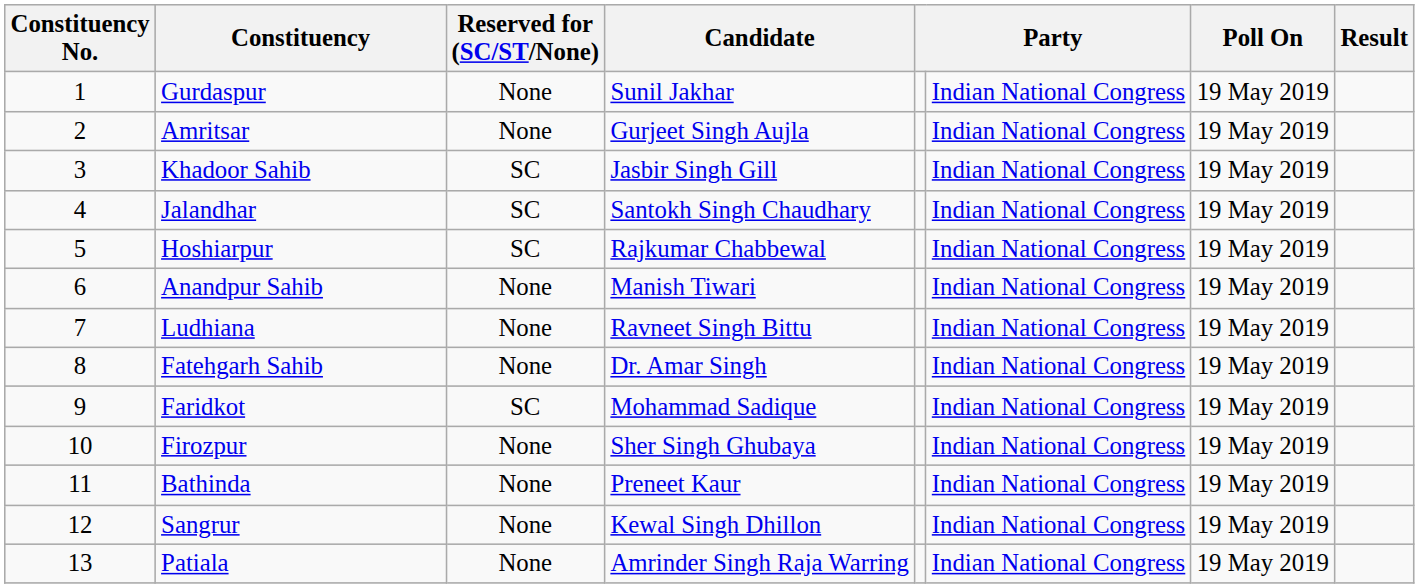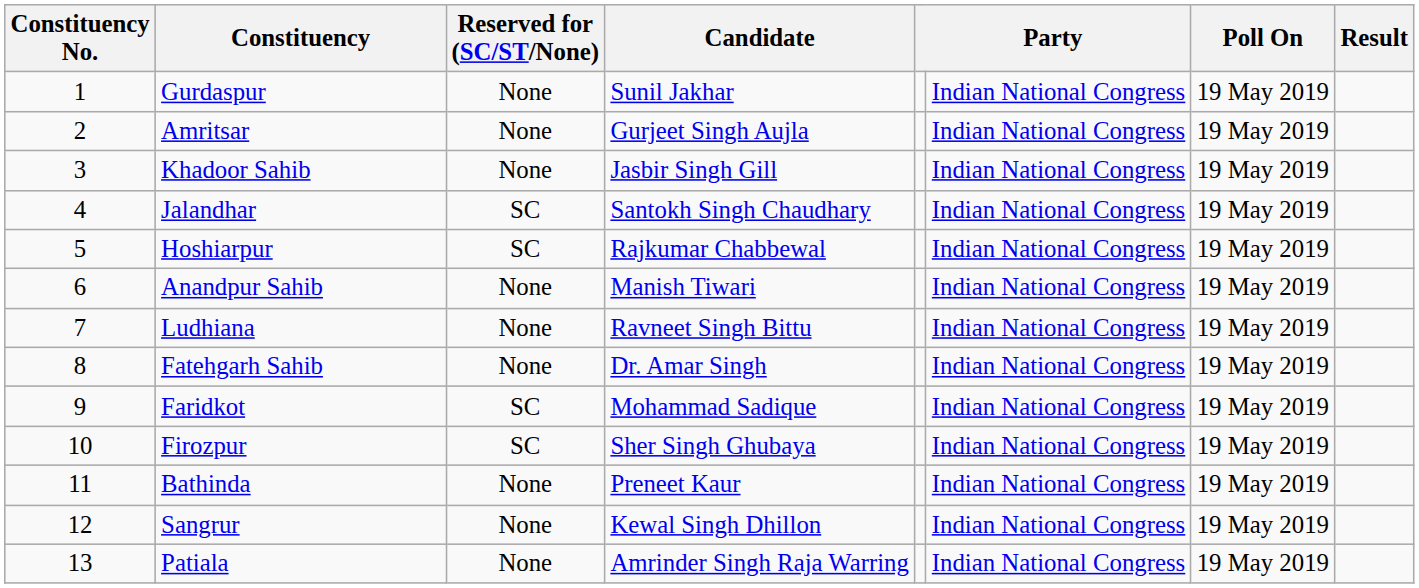(525, 170) SC -> (525, 170) None
(525, 445) None -> (525, 445) SC
